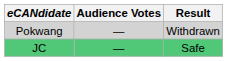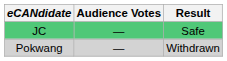rows swapped: (39, 48) <-> (39, 30)
